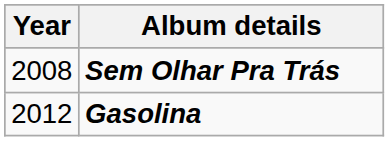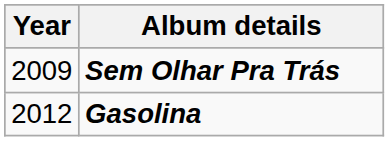(42, 69) 2008 -> (42, 69) 2009
